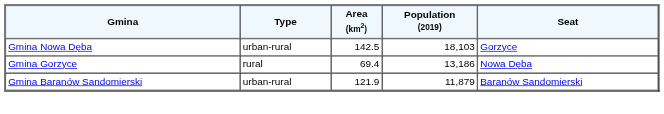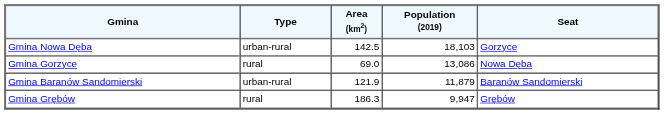(370, 64) 69.4 -> (370, 64) 69.0
(460, 64) 13,186 -> (460, 64) 13,086
+ row: (42, 99)
